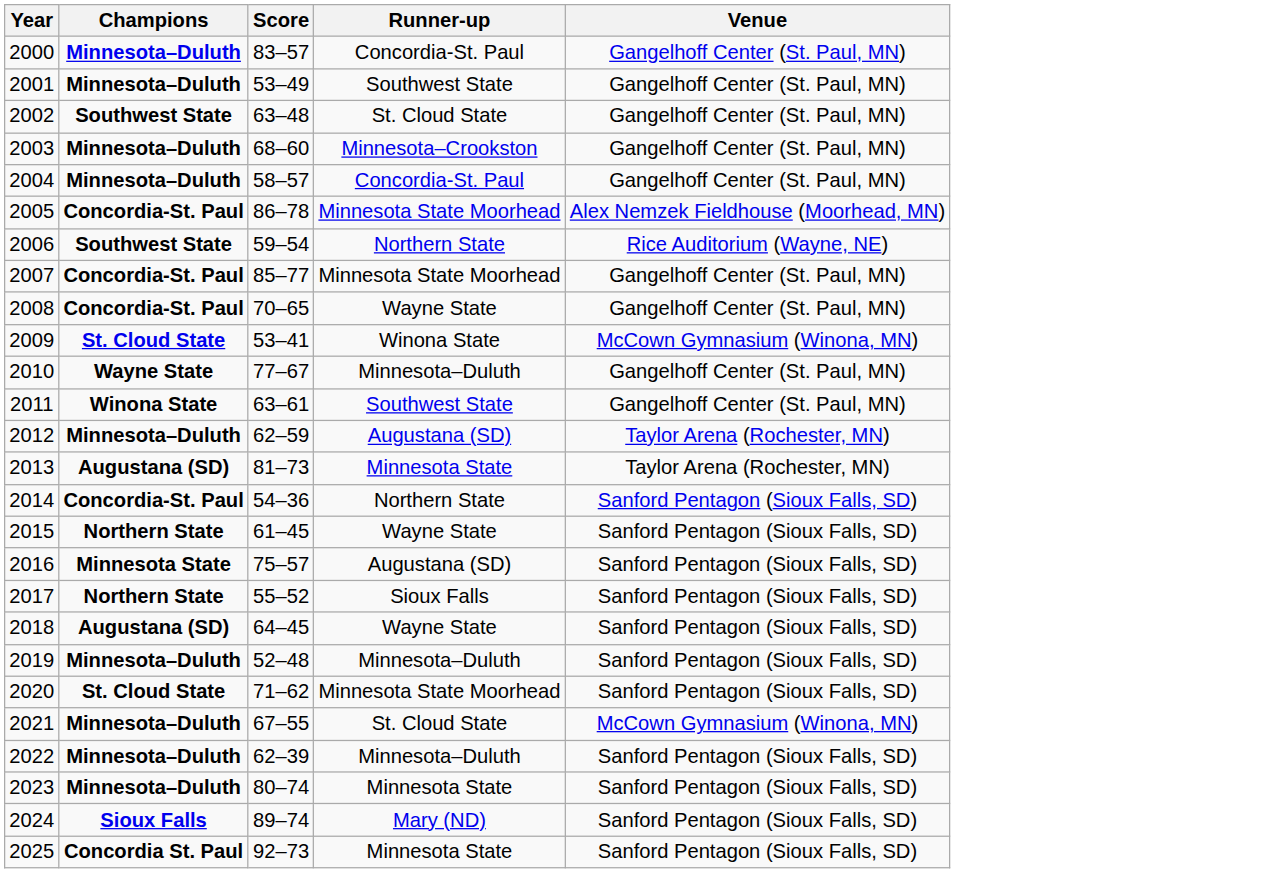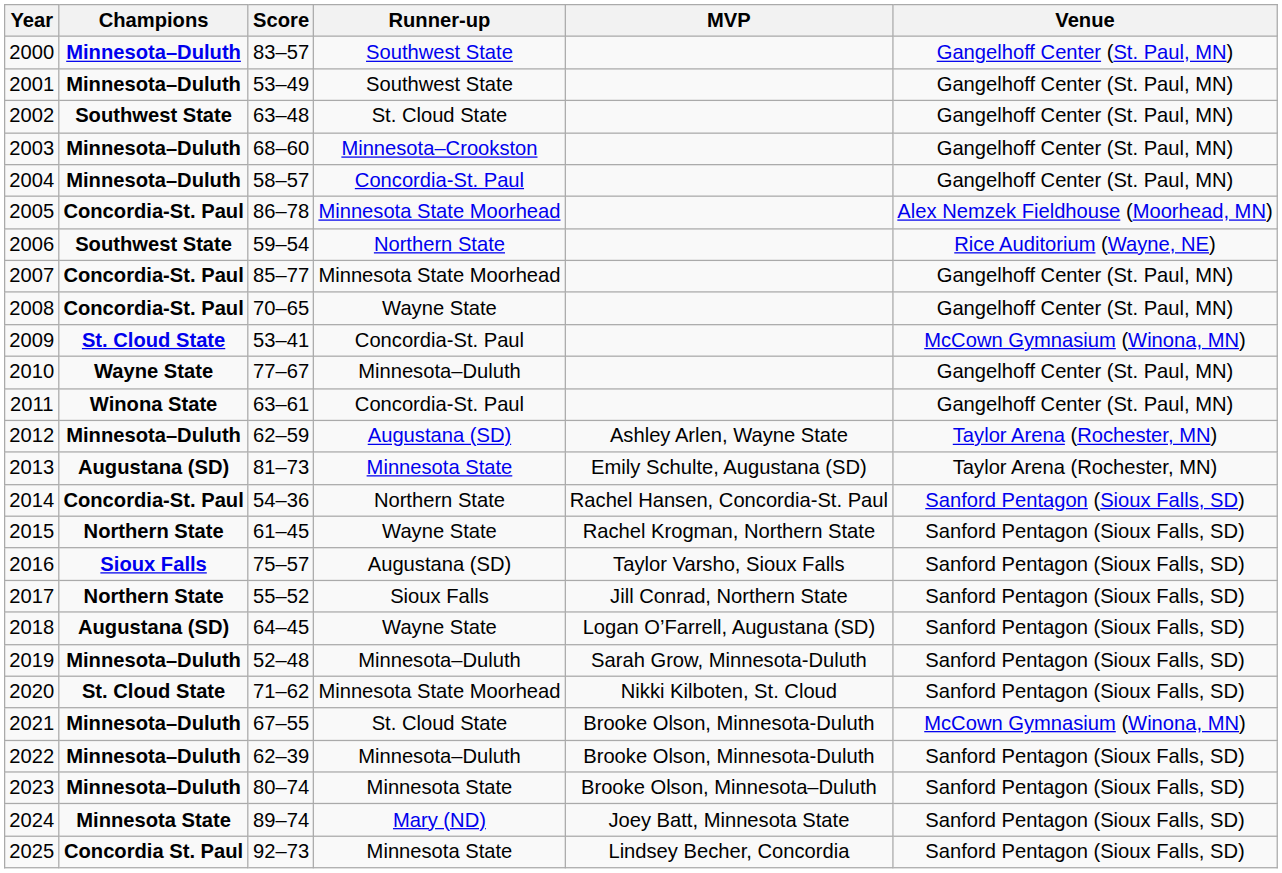+ column: (729, 20)
(439, 52) Concordia-St. Paul -> (439, 52) Southwest State
(439, 340) Winona State -> (439, 340) Concordia-St. Paul
(439, 404) Southwest State -> (439, 404) Concordia-St. Paul
(154, 564) Minnesota State -> (154, 564) Sioux Falls
(154, 819) Sioux Falls -> (154, 819) Minnesota State
